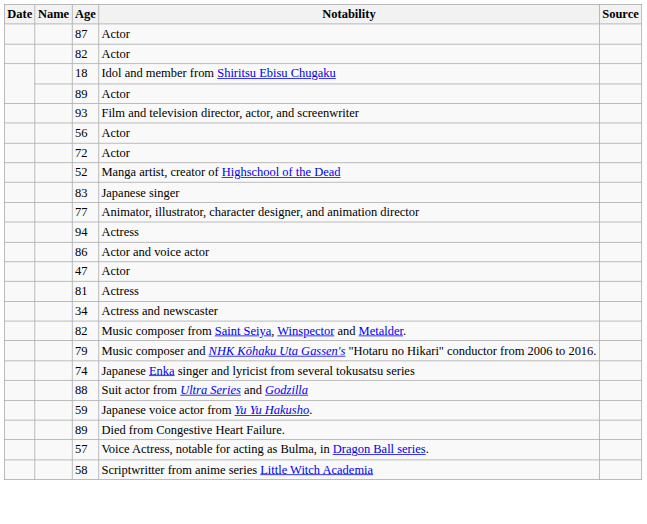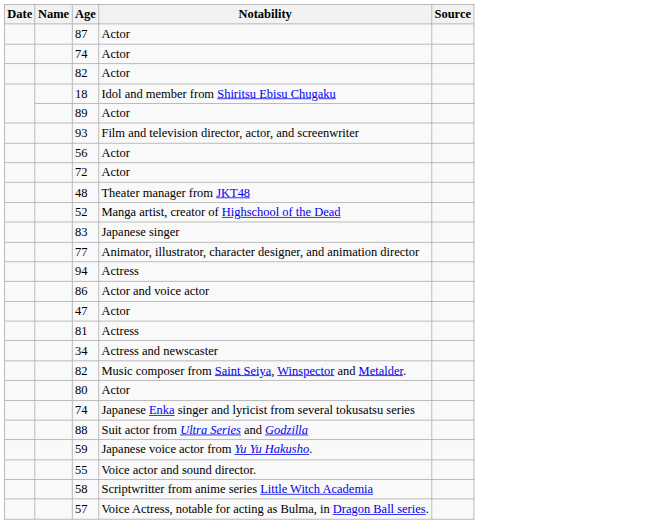+ row: (81, 53)
+ row: (81, 192)
+ row: (81, 390)
- row: (81, 350)
+ row: (81, 469)
- row: (81, 430)
rows swapped: (81, 449) <-> (81, 469)
